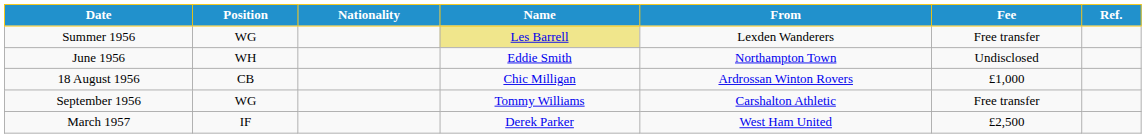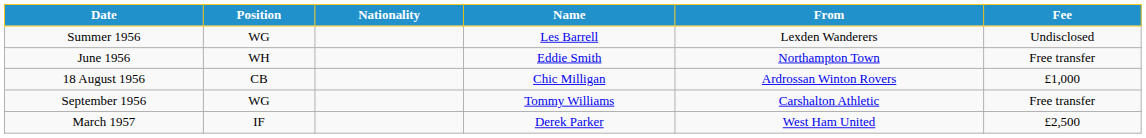- column: (1111, 15)
(540, 36) khaki background -> (569, 36) no background
(1007, 36) Free transfer -> (1062, 36) Undisclosed
(1007, 58) Undisclosed -> (1062, 58) Free transfer
